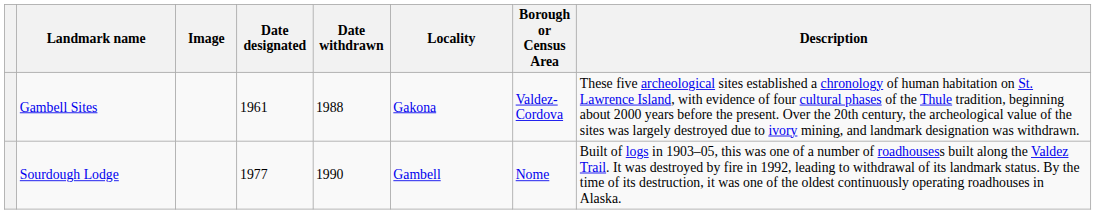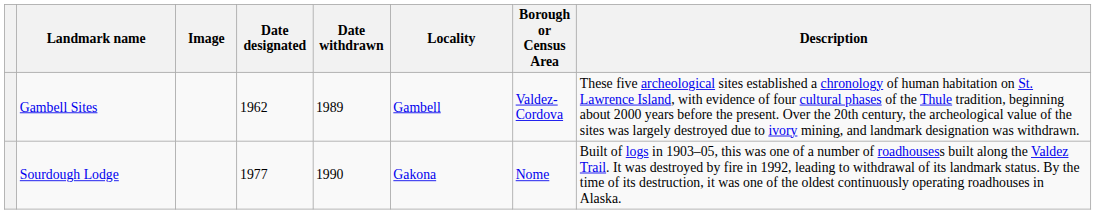(254, 106) 1961 -> (254, 106) 1962
(330, 106) 1988 -> (330, 106) 1989
(415, 106) Gakona -> (417, 106) Gambell
(417, 175) Gambell -> (415, 175) Gakona
